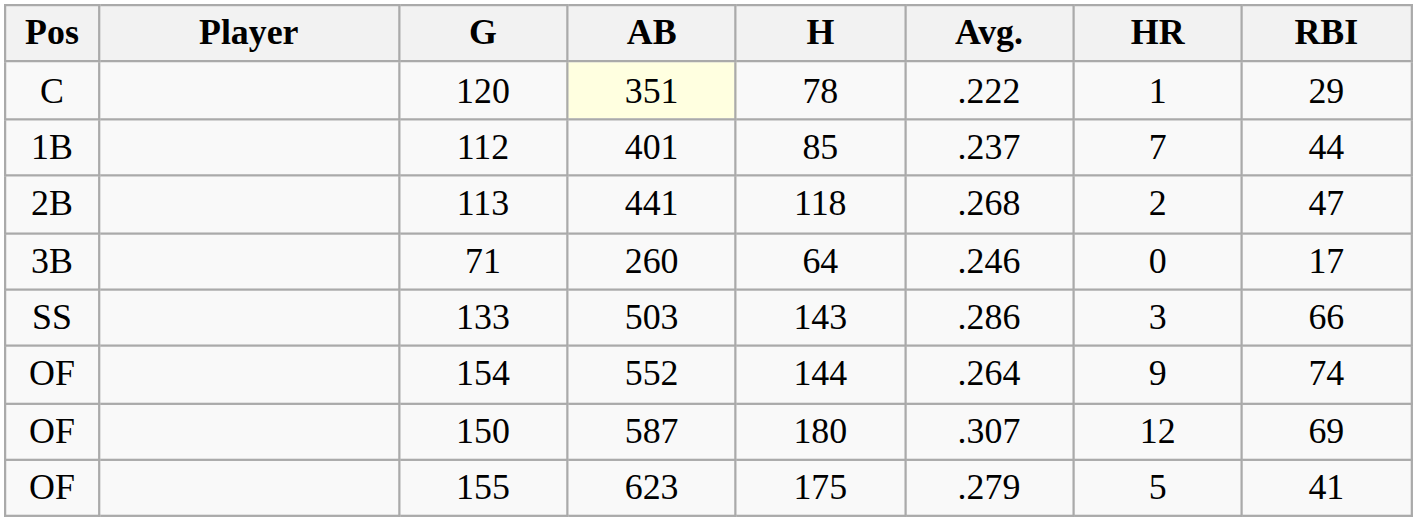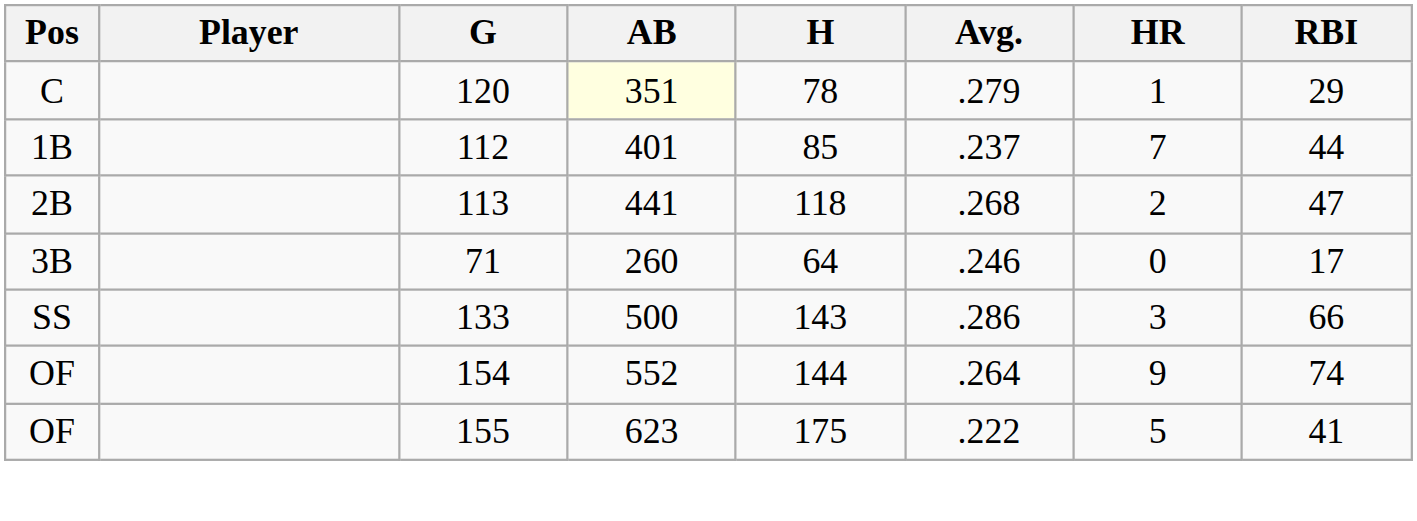(989, 89) .222 -> (989, 89) .279
(652, 317) 503 -> (652, 317) 500
- row: (483, 430)
(989, 487) .279 -> (989, 430) .222
